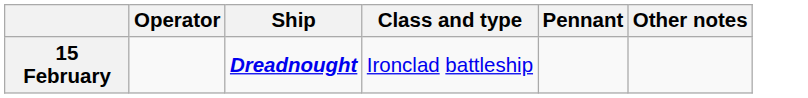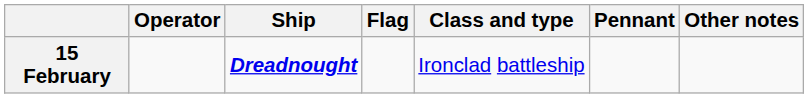+ column: (388, 20)
